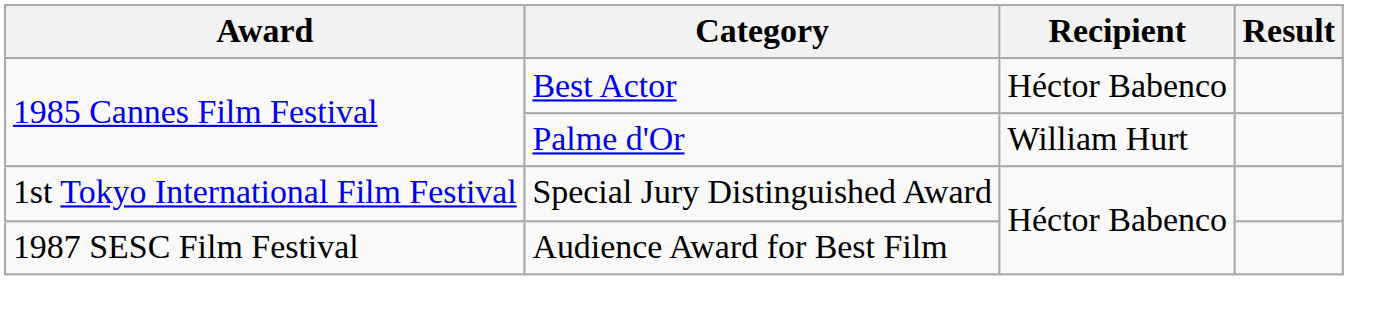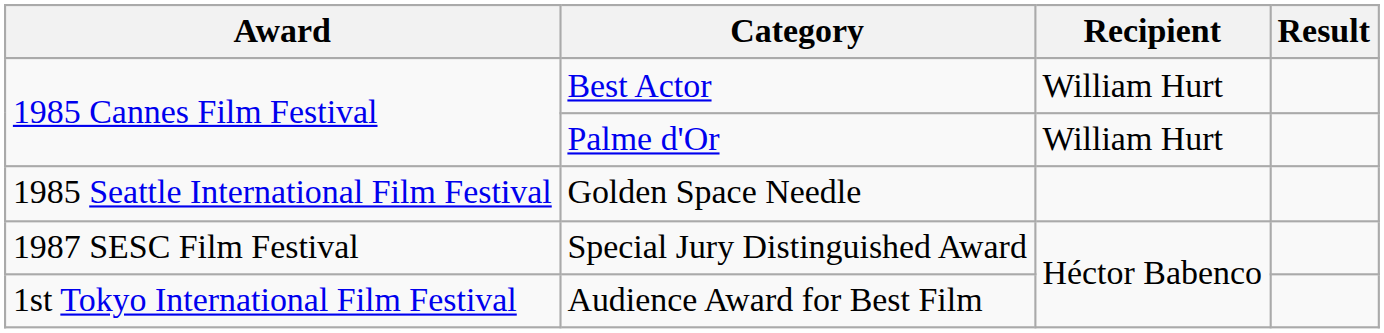(1117, 85) Héctor Babenco -> (1133, 85) William Hurt
+ row: (714, 192)
(265, 192) 1st Tokyo International Film Festival -> (186, 246) 1987 SESC Film Festival
(186, 246) 1987 SESC Film Festival -> (265, 300) 1st Tokyo International Film Festival
